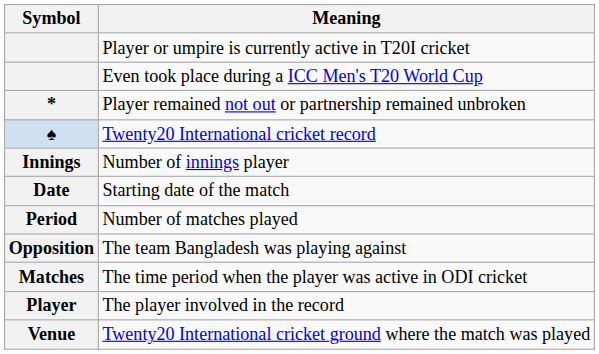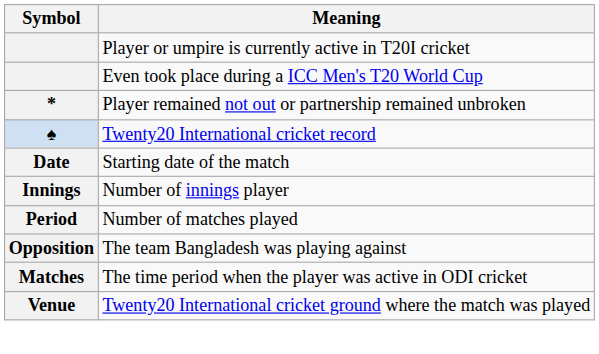rows swapped: (196, 190) <-> (196, 162)
- row: (223, 305)
